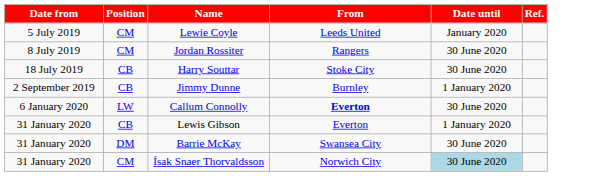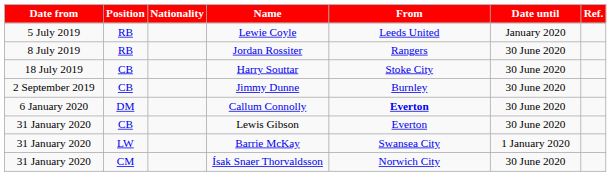+ column: (177, 14)
(125, 32) CM -> (125, 32) RB
(125, 51) CM -> (125, 51) RB
(477, 88) 1 January 2020 -> (535, 88) 30 June 2020
(125, 106) LW -> (125, 106) DM
(477, 125) 1 January 2020 -> (535, 125) 30 June 2020
(125, 143) DM -> (125, 143) LW
(477, 143) 30 June 2020 -> (535, 143) 1 January 2020
(477, 162) lightblue background -> (535, 162) no background
